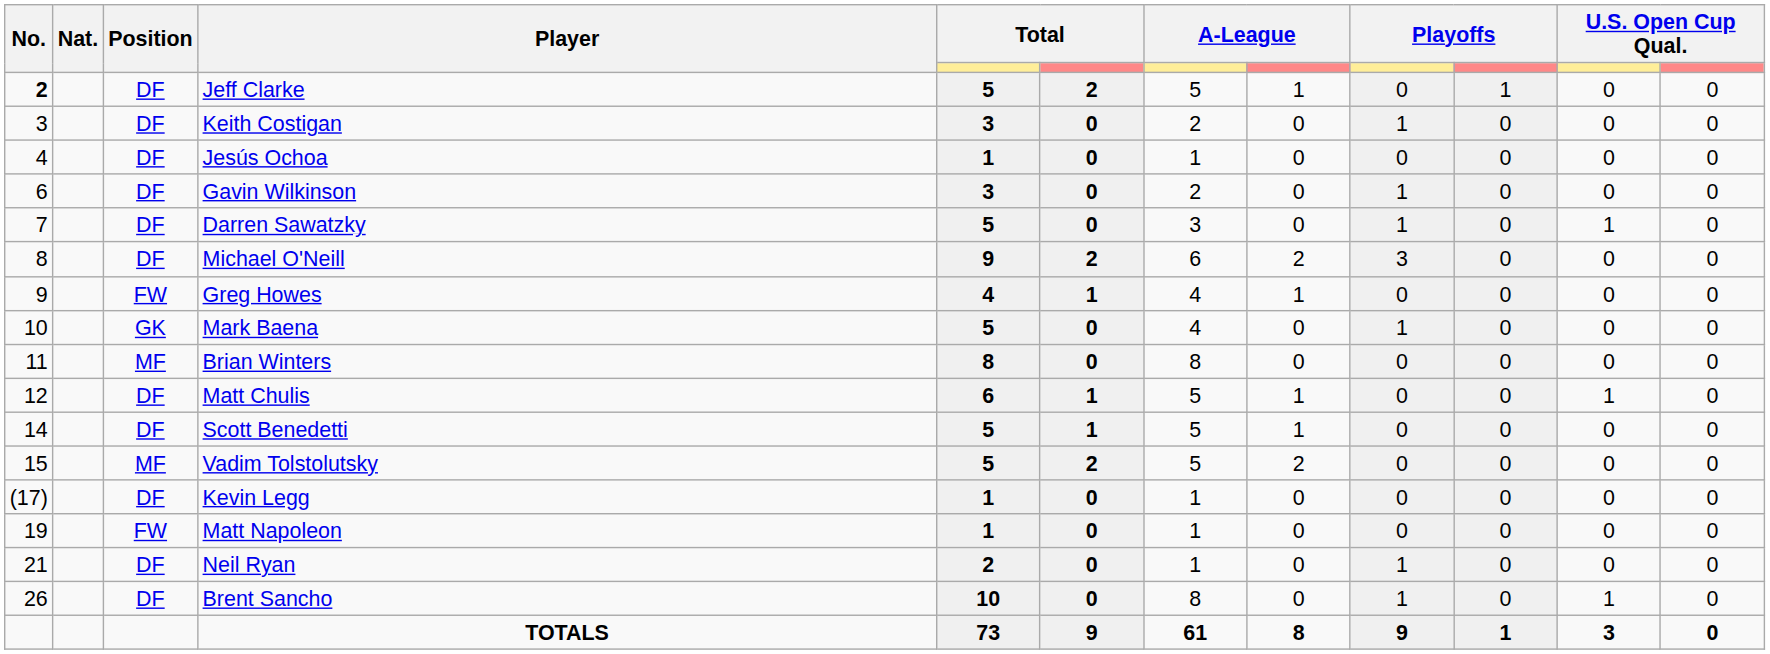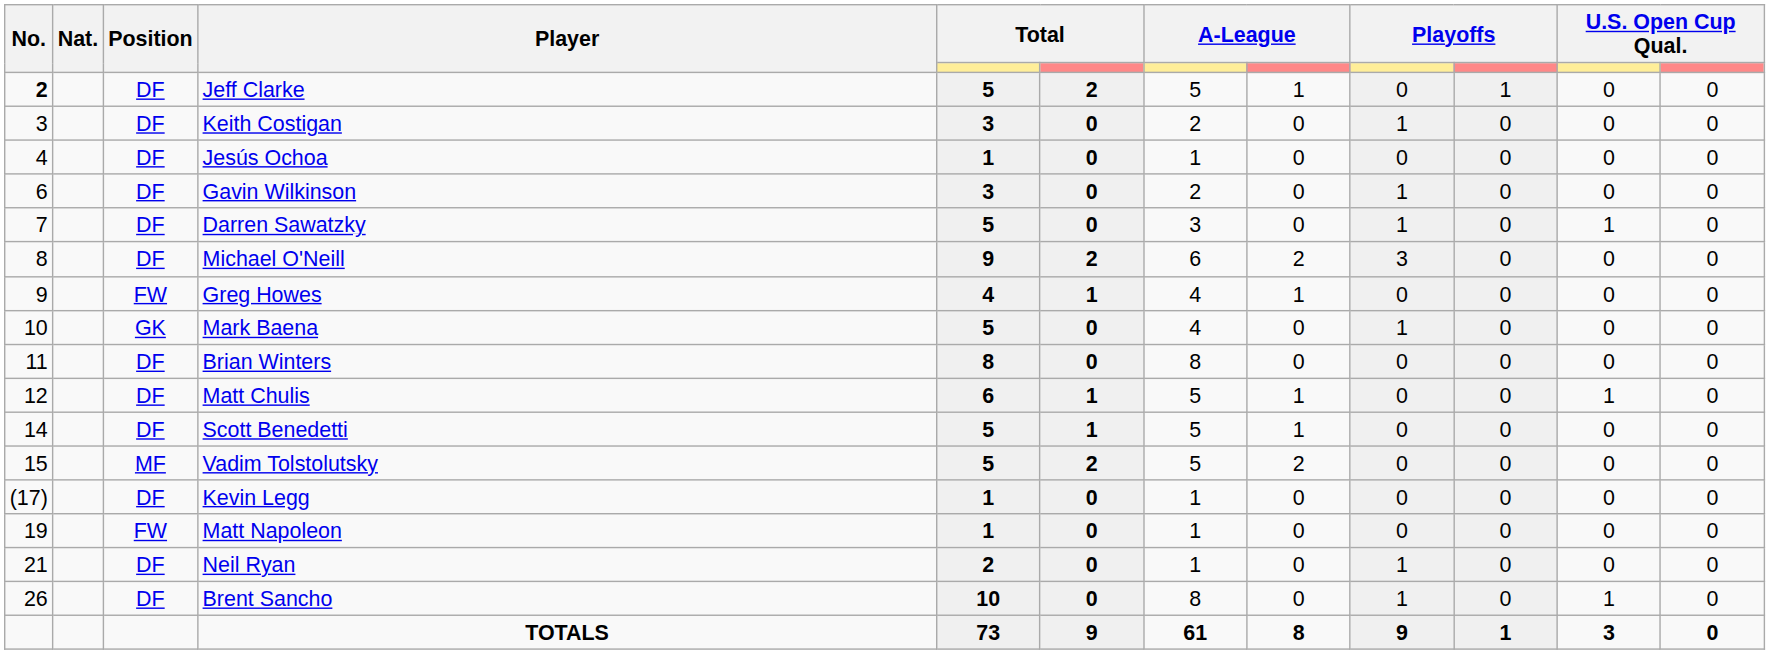(150, 361) MF -> (150, 361) DF
